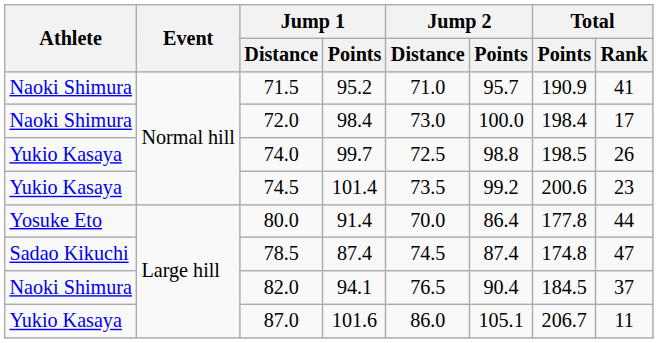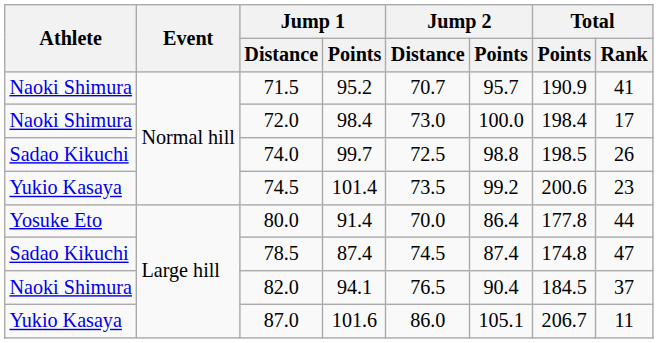(428, 88) 71.0 -> (428, 88) 70.7
(66, 154) Yukio Kasaya -> (69, 154) Sadao Kikuchi
